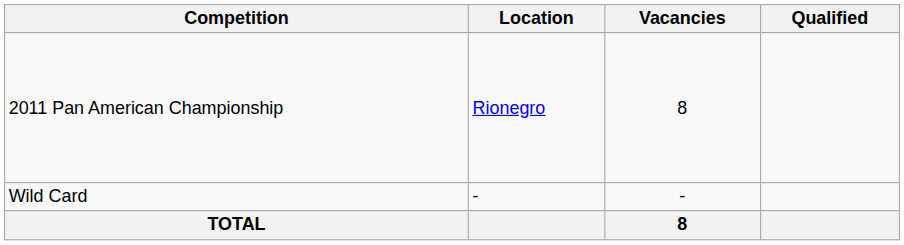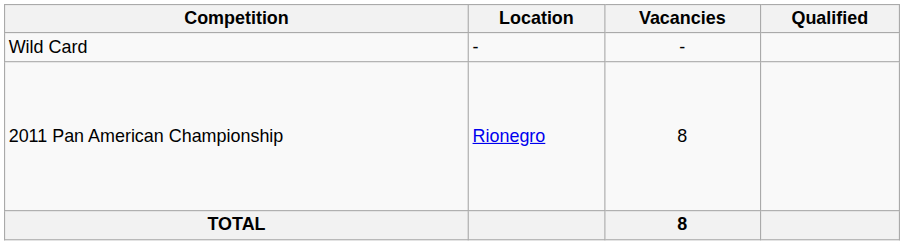rows swapped: (146, 107) <-> (48, 196)
